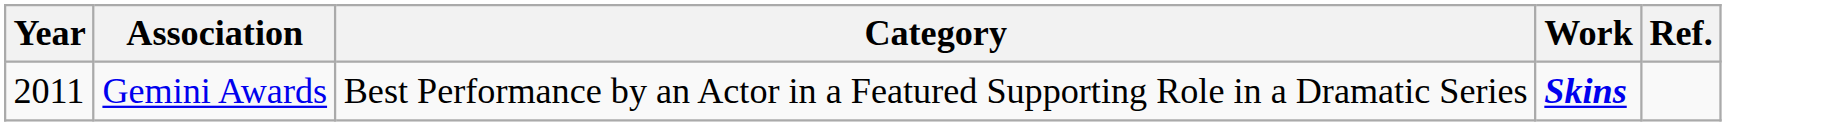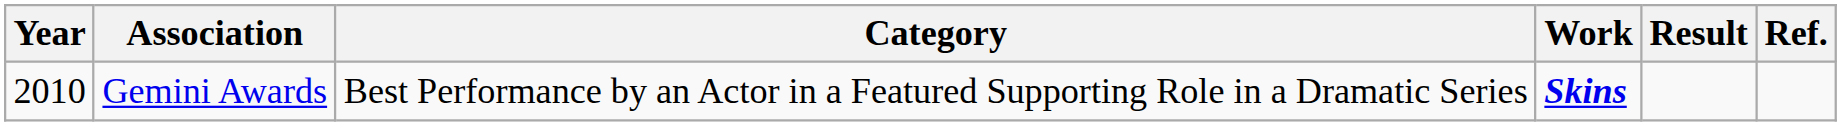+ column: (1699, 33)
(49, 90) 2011 -> (50, 90) 2010
